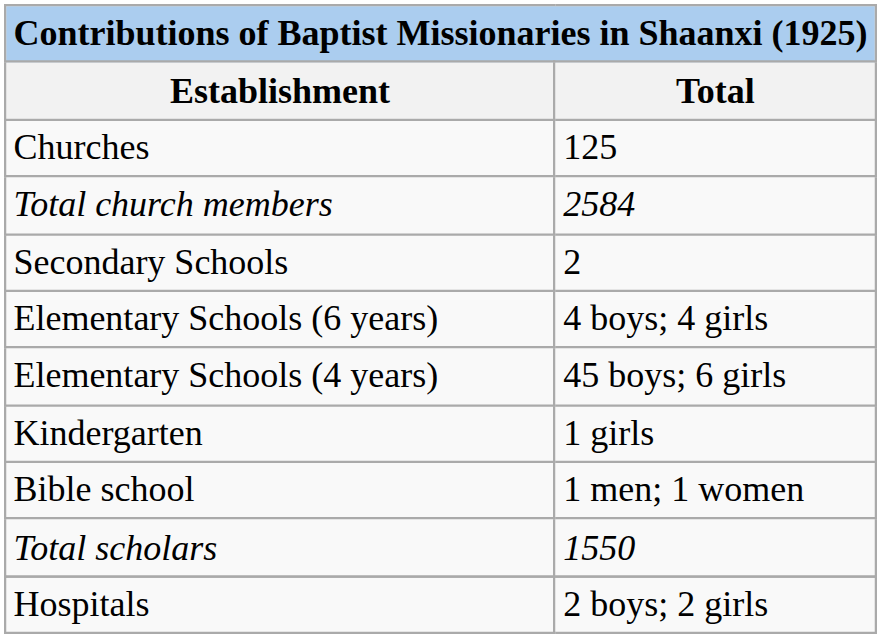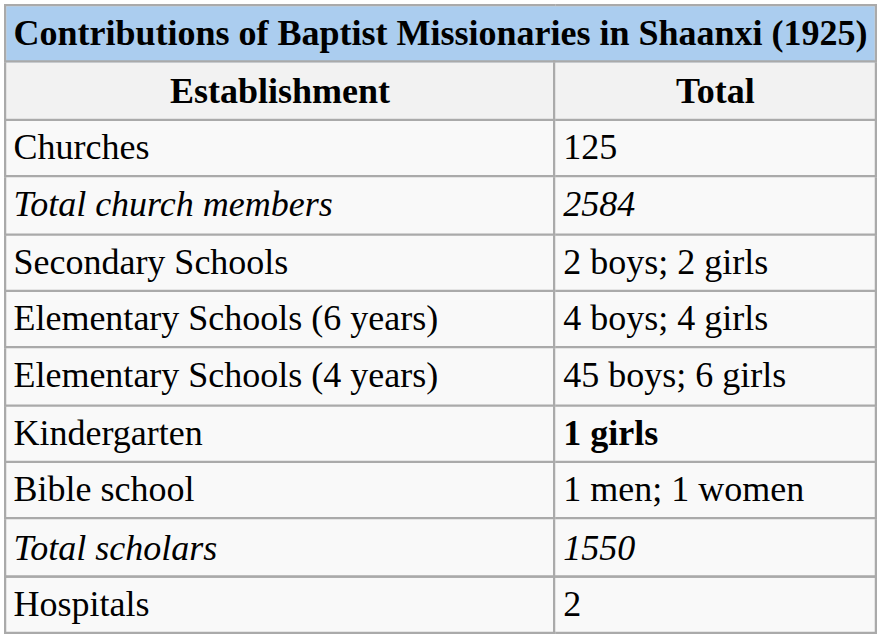(572, 261) 2 -> (666, 261) 2 boys; 2 girls
(609, 432) normal -> (611, 432) bold
(666, 603) 2 boys; 2 girls -> (572, 603) 2
